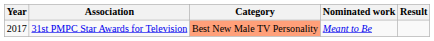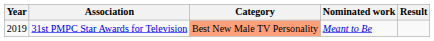(17, 28) 2017 -> (17, 28) 2019
